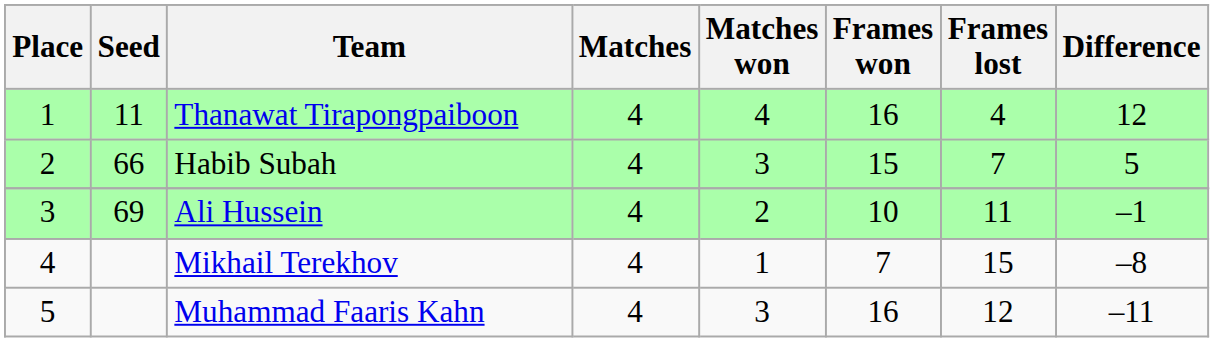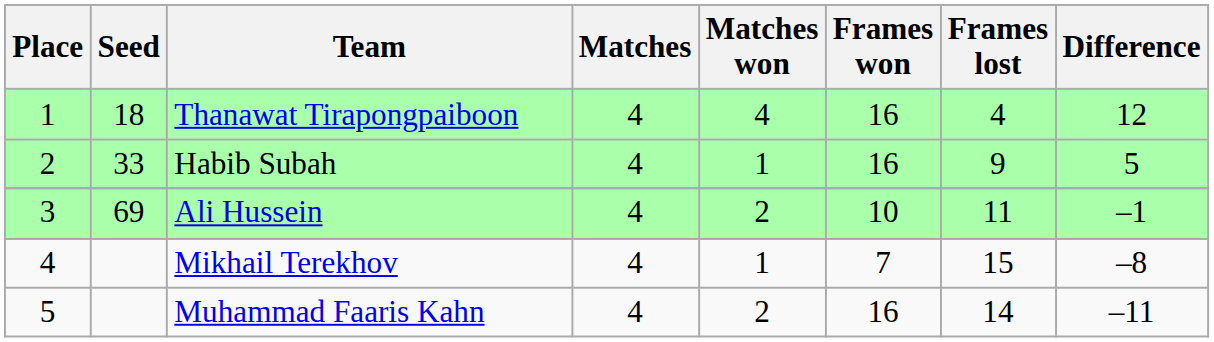(129, 113) 11 -> (129, 113) 18
(129, 163) 66 -> (129, 163) 33
(762, 163) 3 -> (762, 163) 1
(883, 163) 15 -> (883, 163) 16
(998, 163) 7 -> (998, 163) 9
(762, 311) 3 -> (762, 311) 2
(998, 311) 12 -> (998, 311) 14
